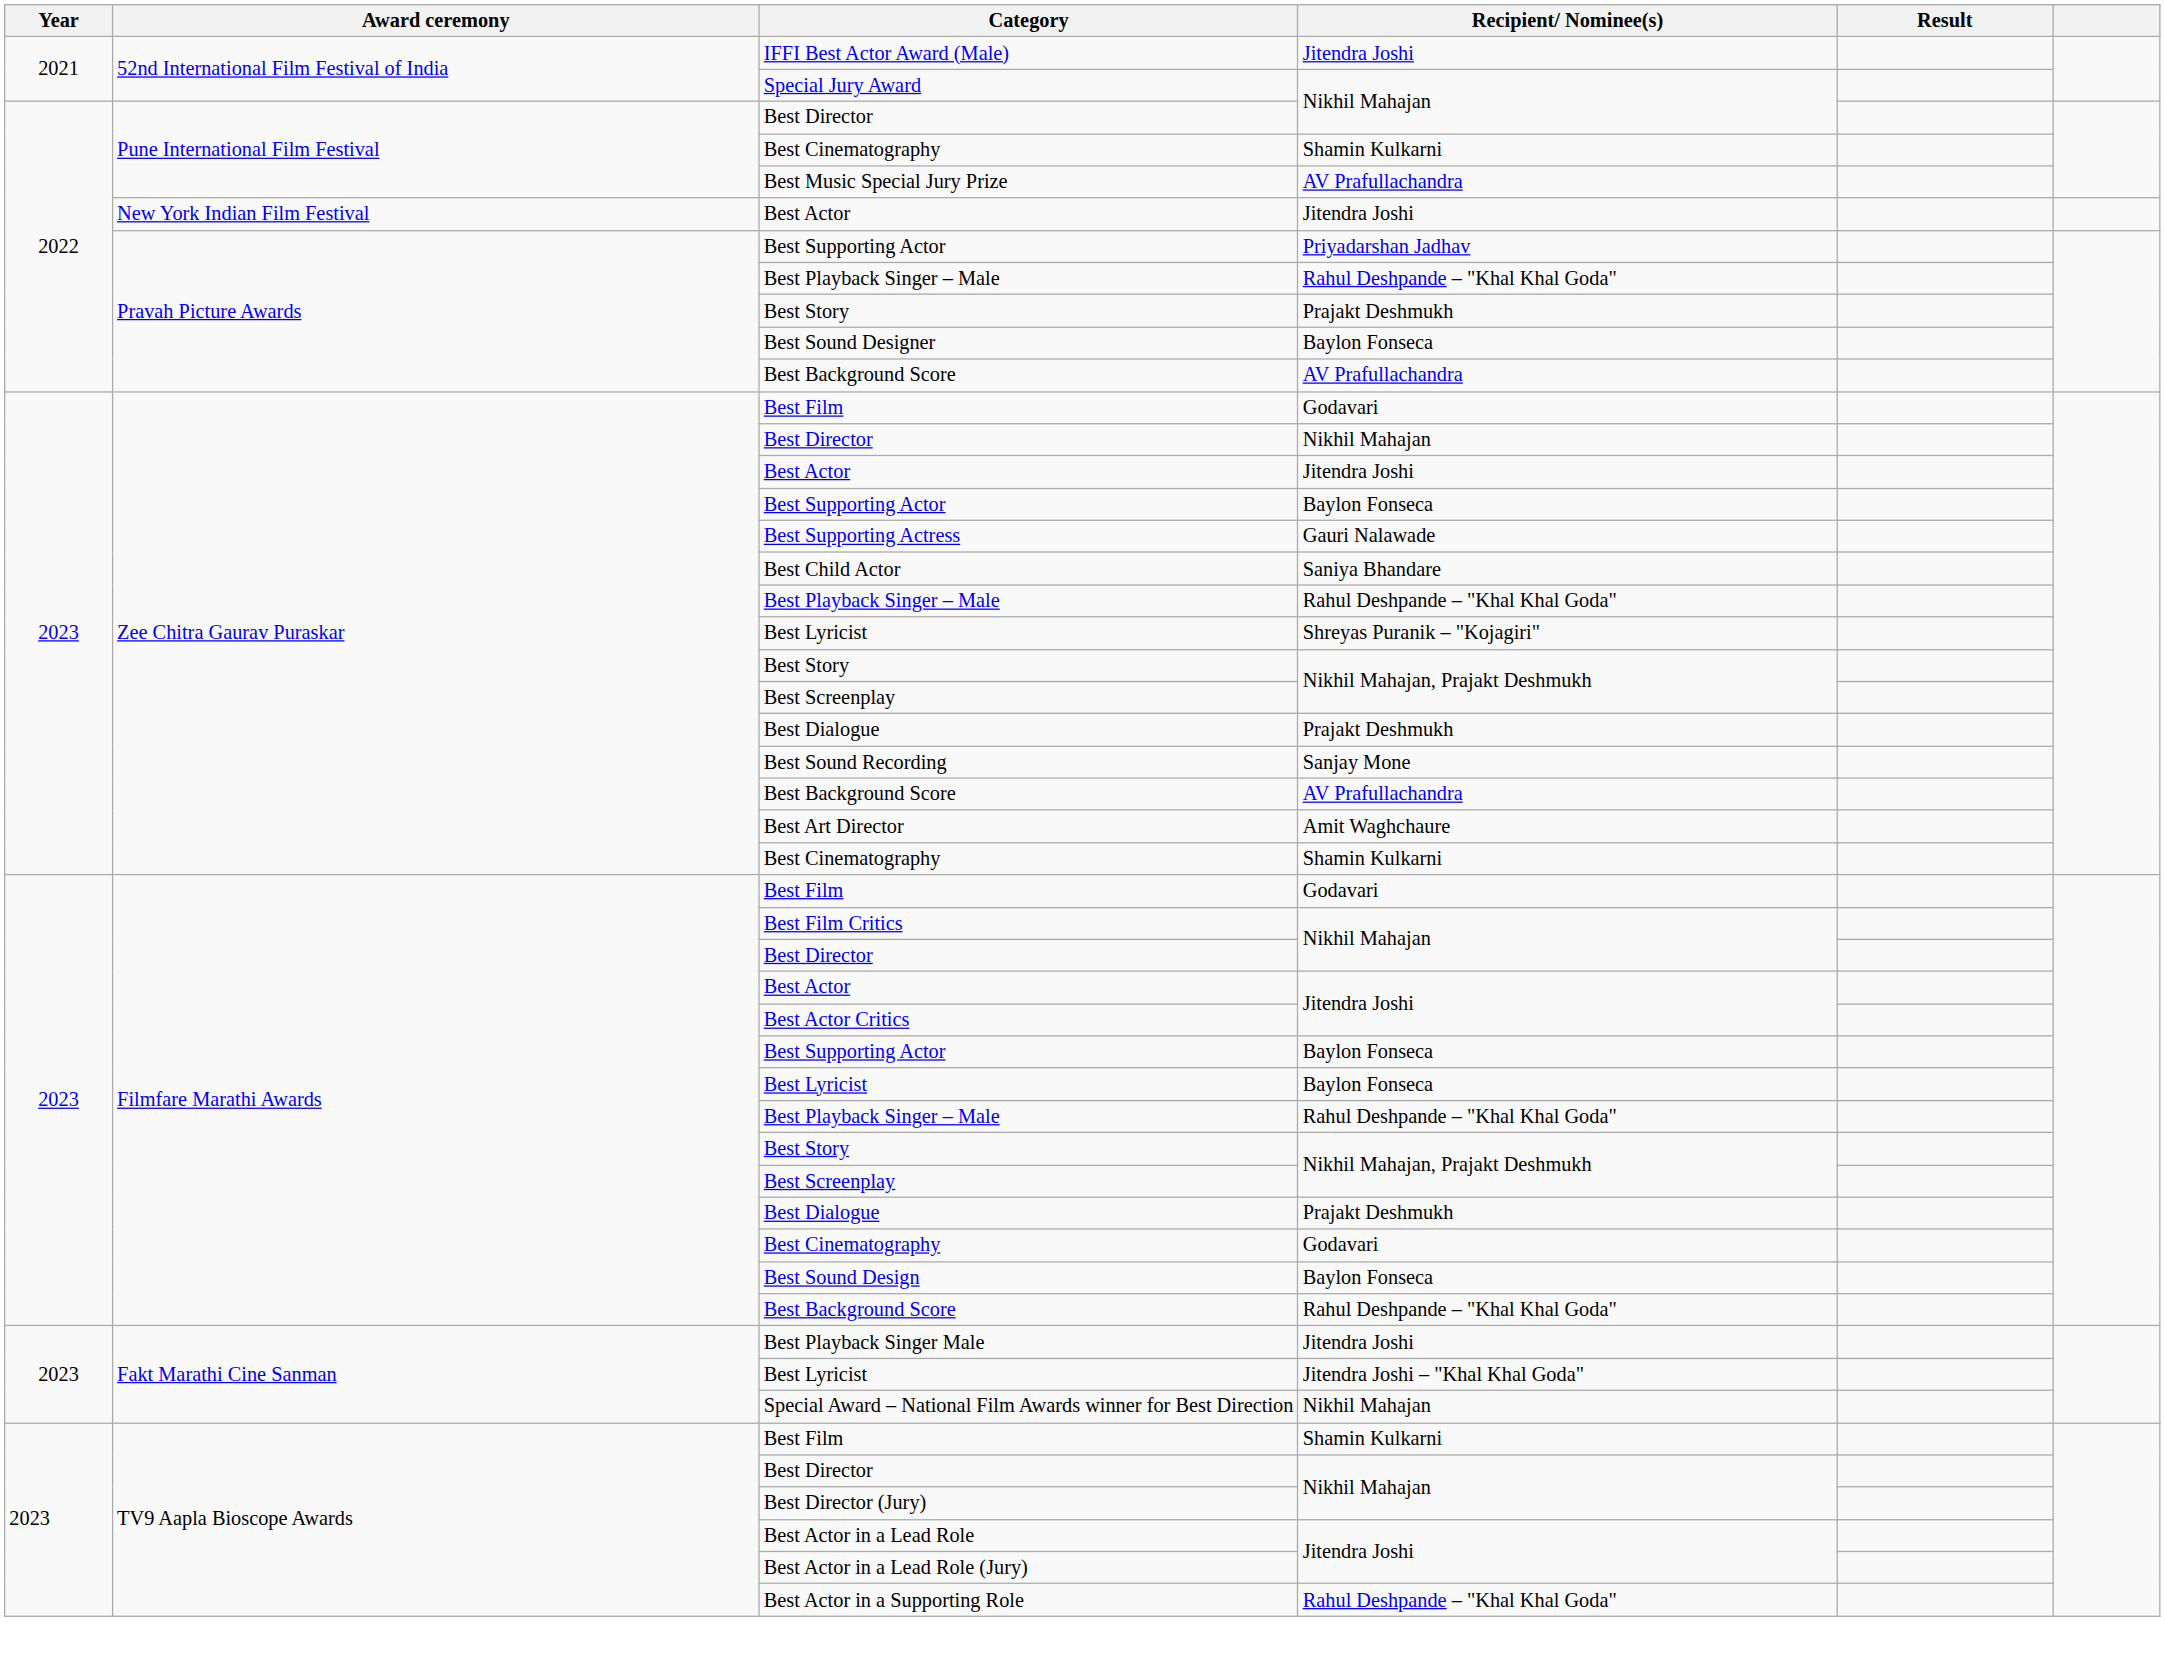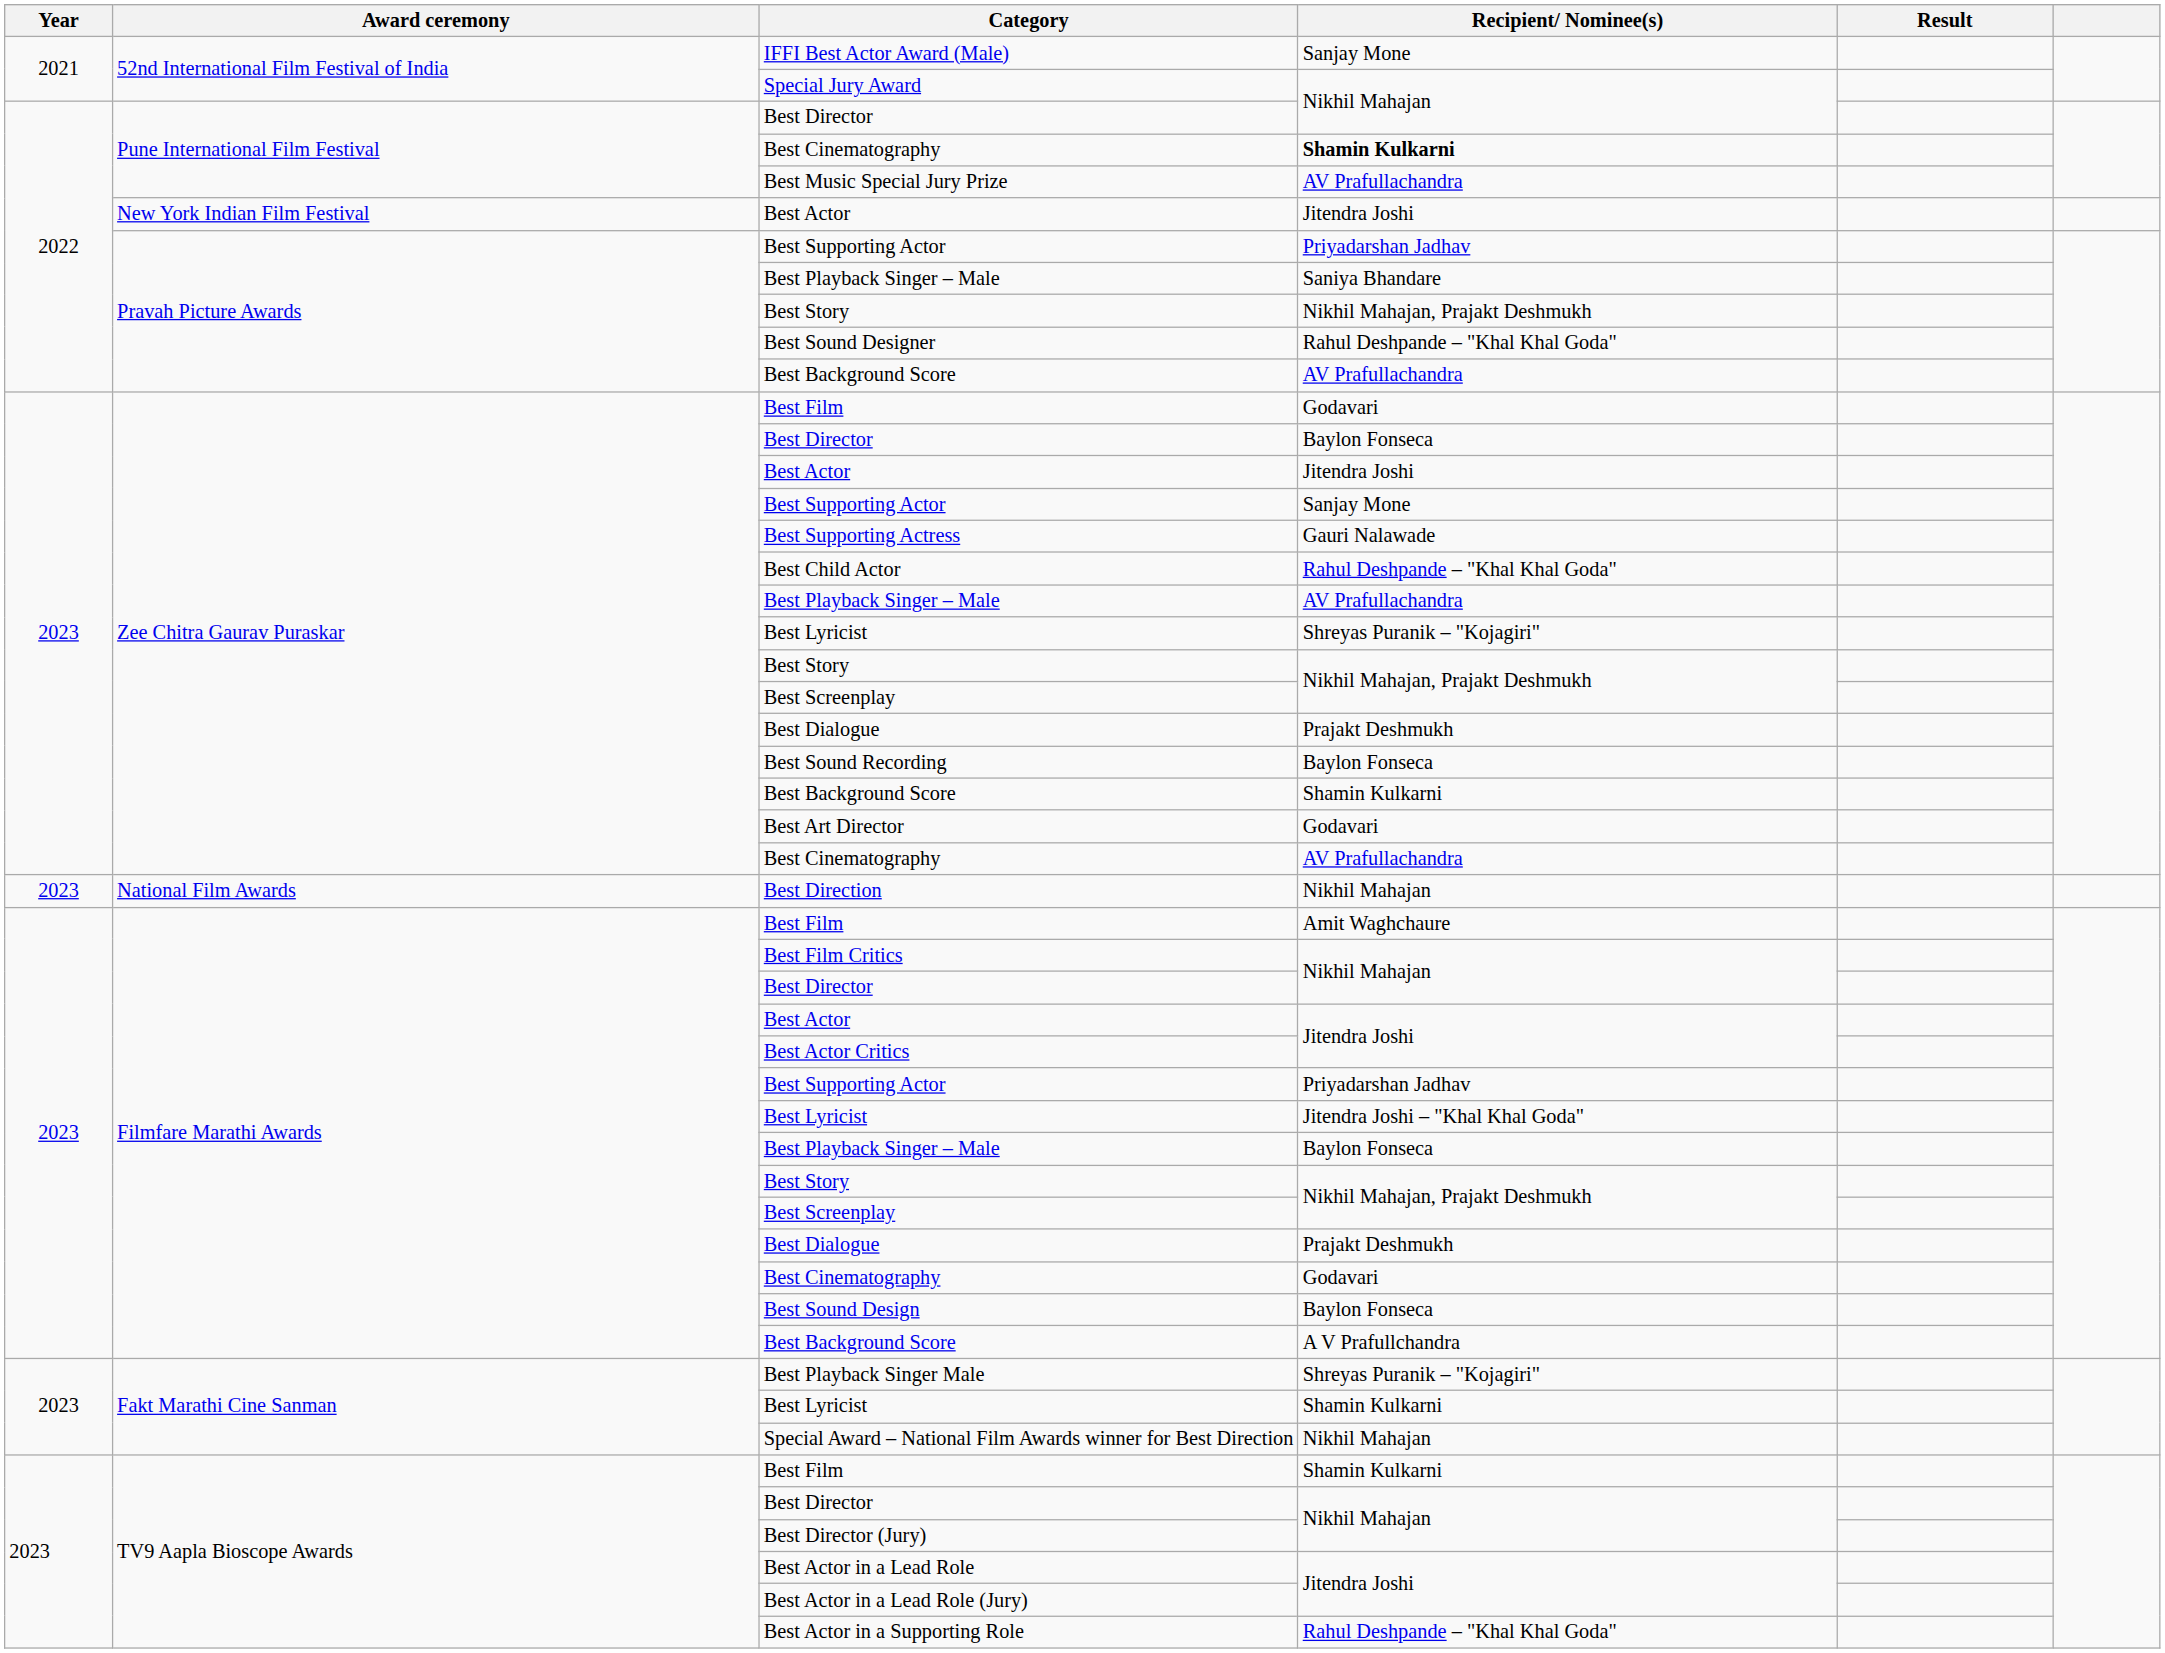(1358, 52) Jitendra Joshi -> (1357, 52) Sanjay Mone
(1372, 149) normal -> (1379, 149) bold
(1460, 278) Rahul Deshpande – "Khal Khal Goda" -> (1372, 278) Saniya Bhandare
(1378, 310) Prajakt Deshmukh -> (1447, 310) Nikhil Mahajan, Prajakt Deshmukh
(1368, 342) Baylon Fonseca -> (1460, 342) Rahul Deshpande – "Khal Khal Goda"
(1367, 439) Nikhil Mahajan -> (1368, 439) Baylon Fonseca
(1368, 504) Baylon Fonseca -> (1357, 504) Sanjay Mone
(1372, 568) Saniya Bhandare -> (1460, 568) Rahul Deshpande – "Khal Khal Goda"
(1460, 600) Rahul Deshpande – "Khal Khal Goda" -> (1383, 600) AV Prafullachandra
(1357, 761) Sanjay Mone -> (1368, 761) Baylon Fonseca
(1383, 794) AV Prafullachandra -> (1372, 794) Shamin Kulkarni
(1376, 826) Amit Waghchaure -> (1341, 826) Godavari
(1372, 858) Shamin Kulkarni -> (1383, 858) AV Prafullachandra
+ row: (206, 890)
(1341, 890) Godavari -> (1376, 922) Amit Waghchaure
(1368, 1051) Baylon Fonseca -> (1387, 1084) Priyadarshan Jadhav
(1368, 1084) Baylon Fonseca -> (1443, 1116) Jitendra Joshi – "Khal Khal Goda"
(1460, 1116) Rahul Deshpande – "Khal Khal Goda" -> (1368, 1148) Baylon Fonseca
(1460, 1309) Rahul Deshpande – "Khal Khal Goda" -> (1381, 1341) A V Prafullchandra
(1358, 1341) Jitendra Joshi -> (1421, 1374) Shreyas Puranik – "Kojagiri"
(1443, 1374) Jitendra Joshi – "Khal Khal Goda" -> (1372, 1406) Shamin Kulkarni
